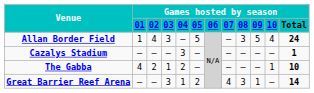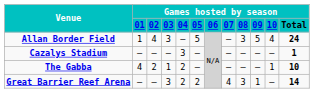(183, 81) 1 -> (183, 81) 2
